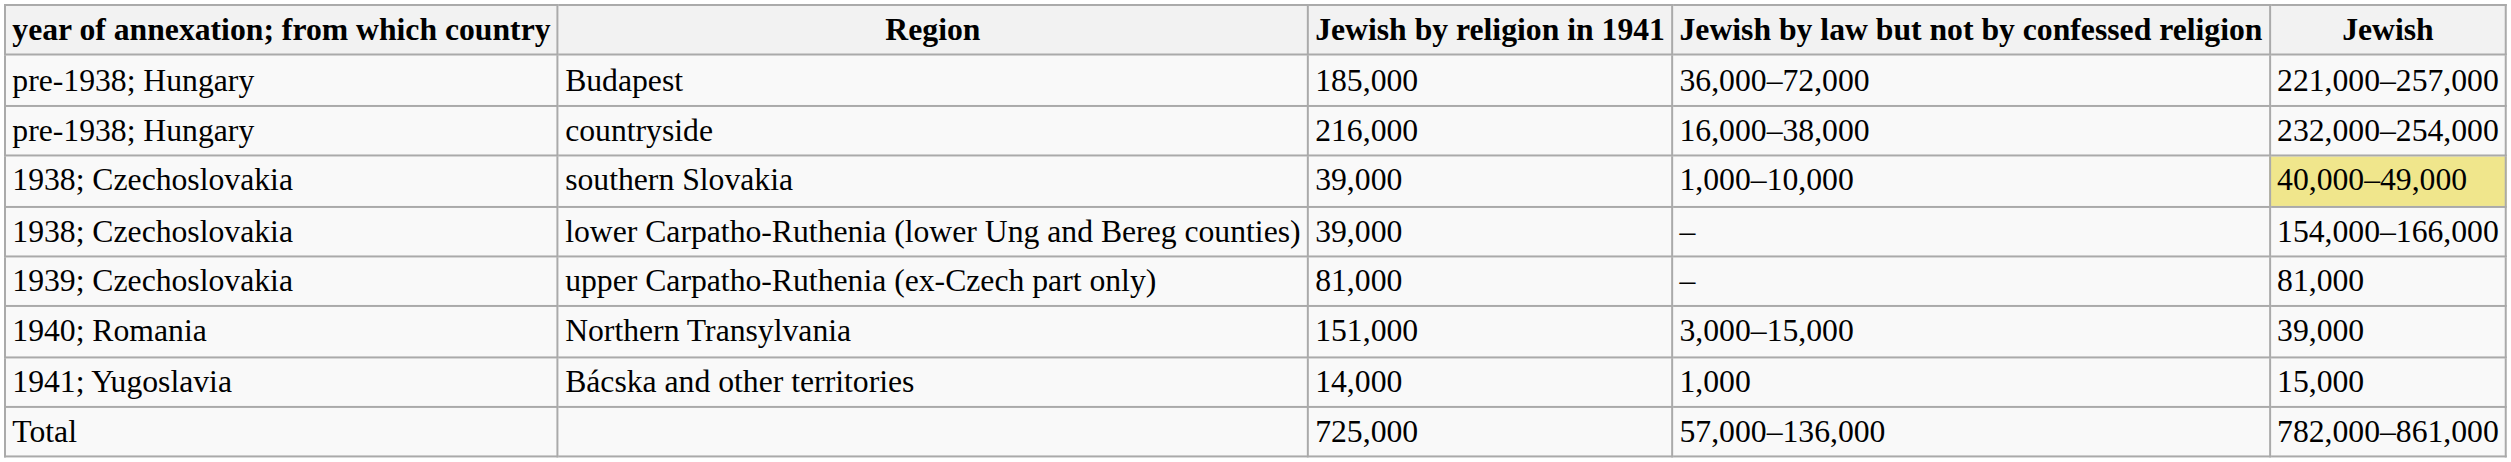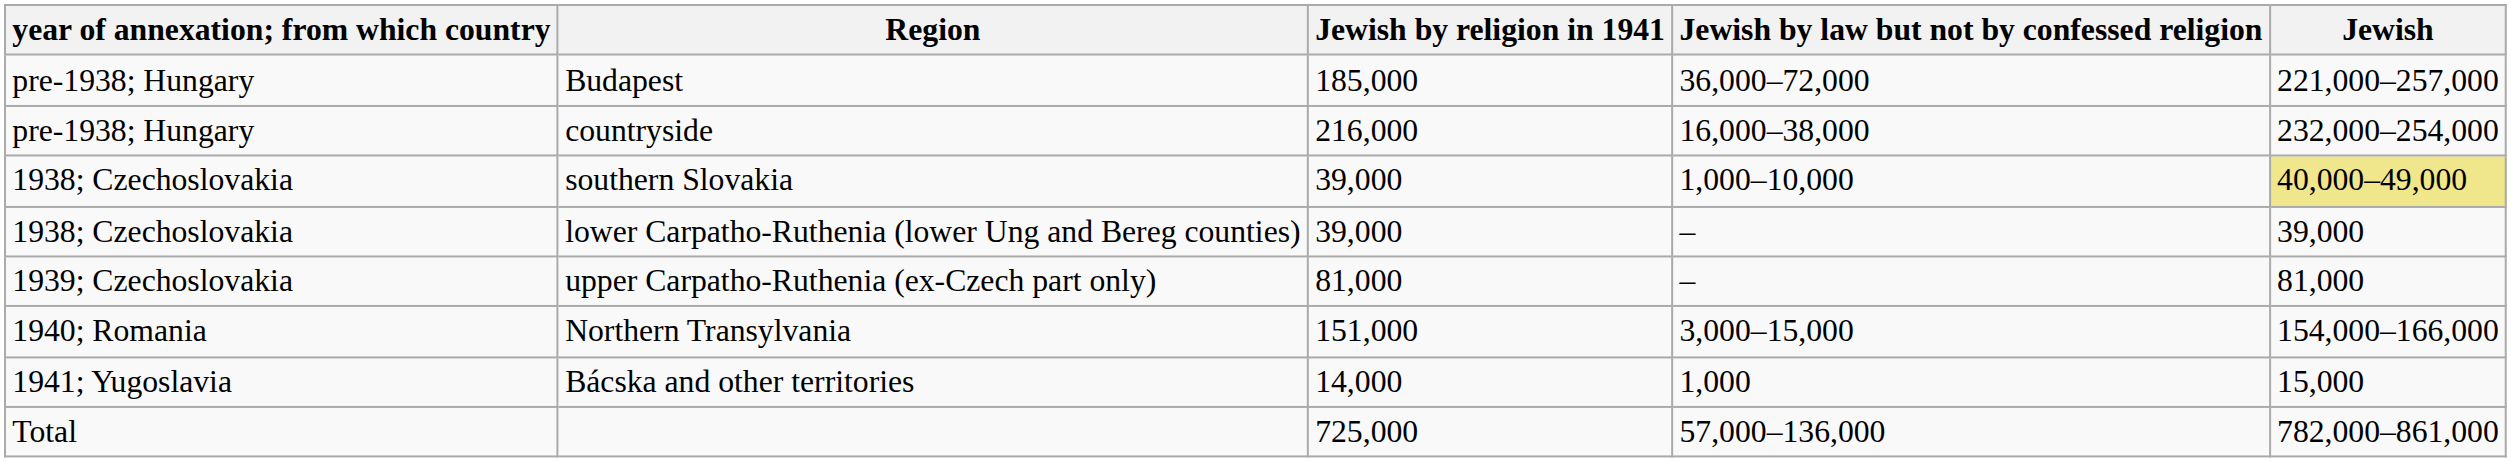(2388, 230) 154,000–166,000 -> (2321, 230) 39,000
(2321, 331) 39,000 -> (2388, 331) 154,000–166,000
